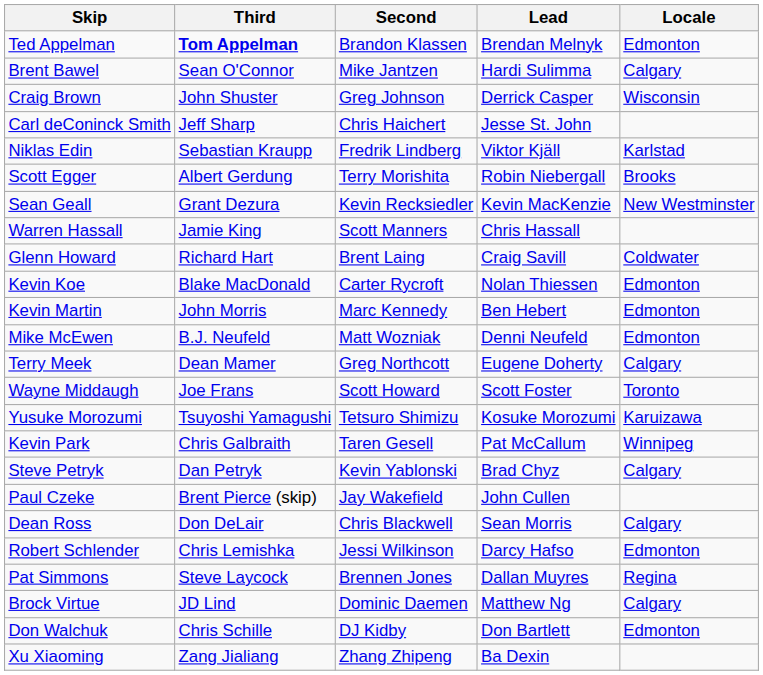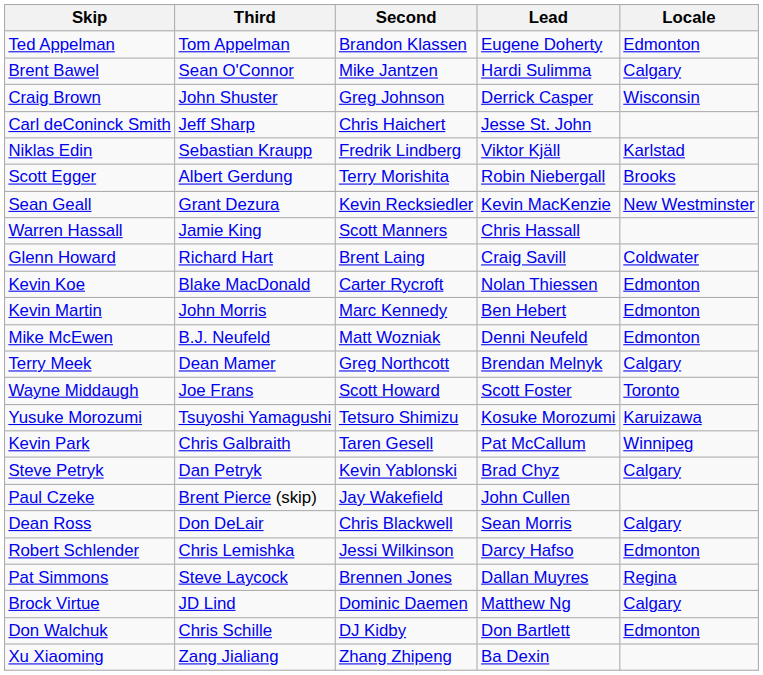(238, 44) bold -> (234, 44) normal
(542, 44) Brendan Melnyk -> (542, 44) Eugene Doherty
(542, 364) Eugene Doherty -> (542, 364) Brendan Melnyk
